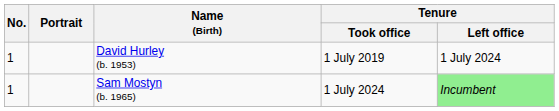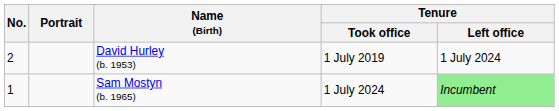(10, 58) 1 -> (10, 58) 2
